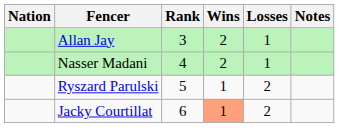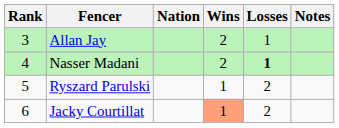columns swapped: (183, 16) <-> (29, 16)
(267, 63) normal -> (267, 63) bold
